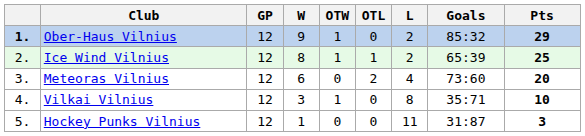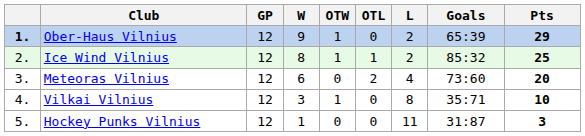(466, 36) 85:32 -> (466, 36) 65:39
(466, 57) 65:39 -> (466, 57) 85:32
